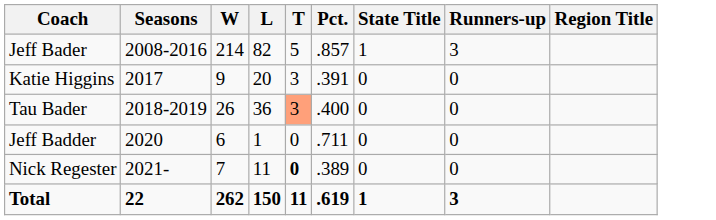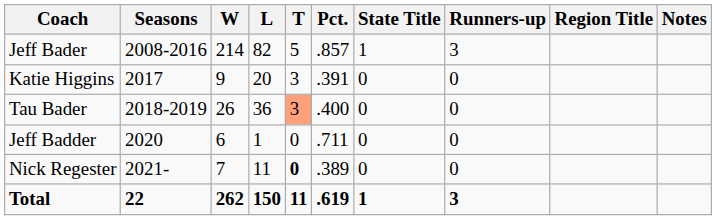+ column: (684, 19)
